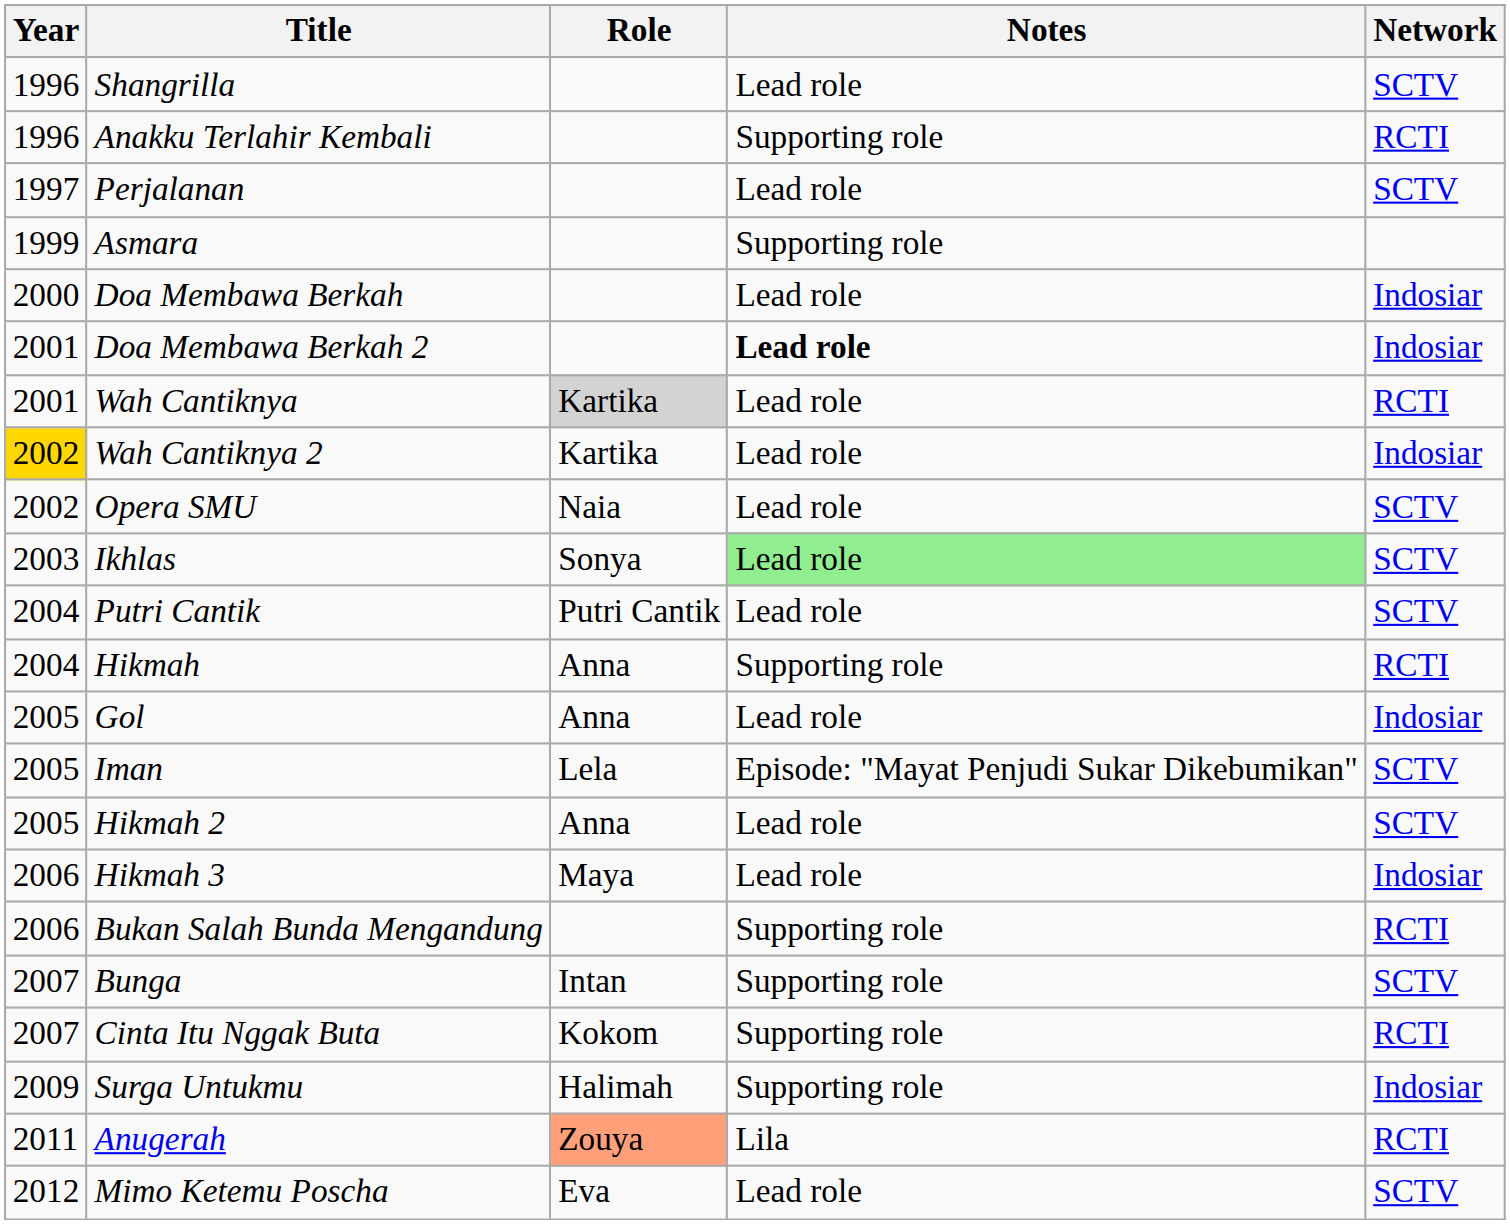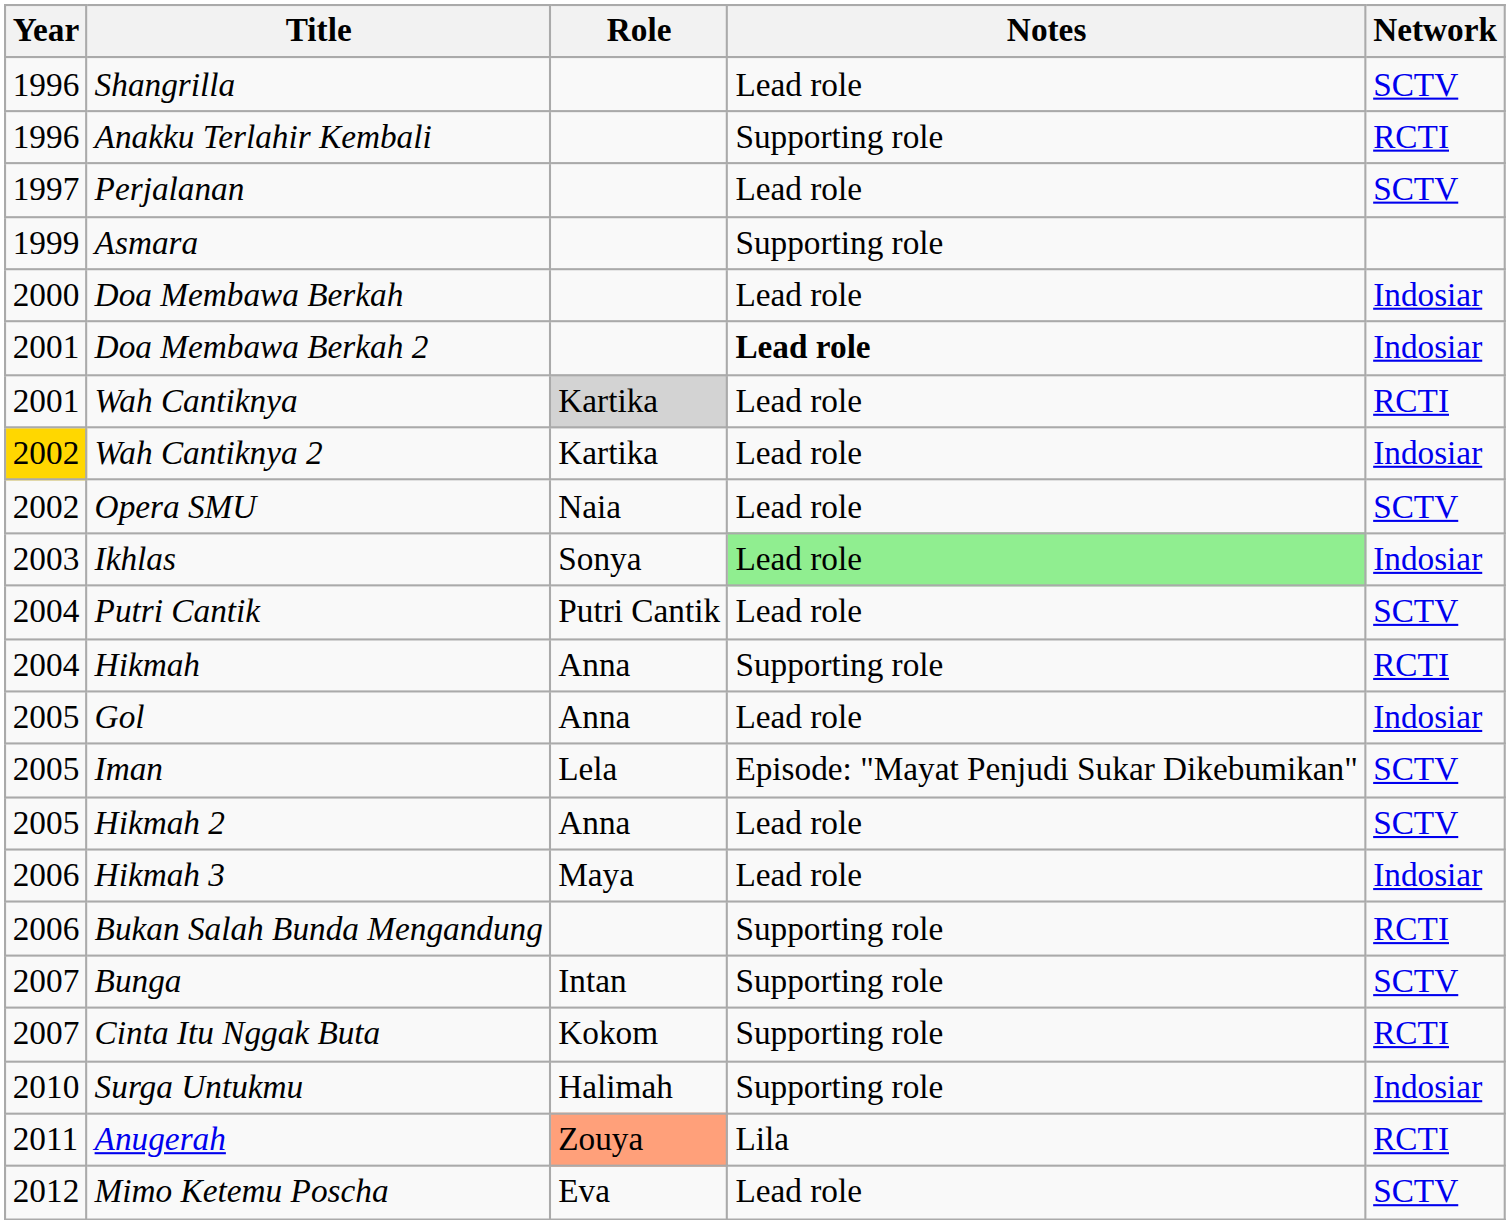(1416, 558) SCTV -> (1428, 558) Indosiar
(46, 1086) 2009 -> (46, 1086) 2010
